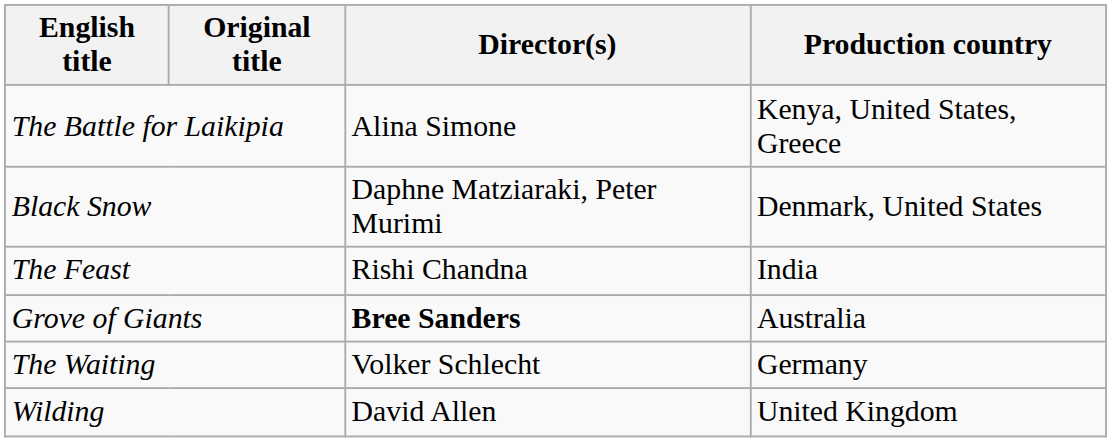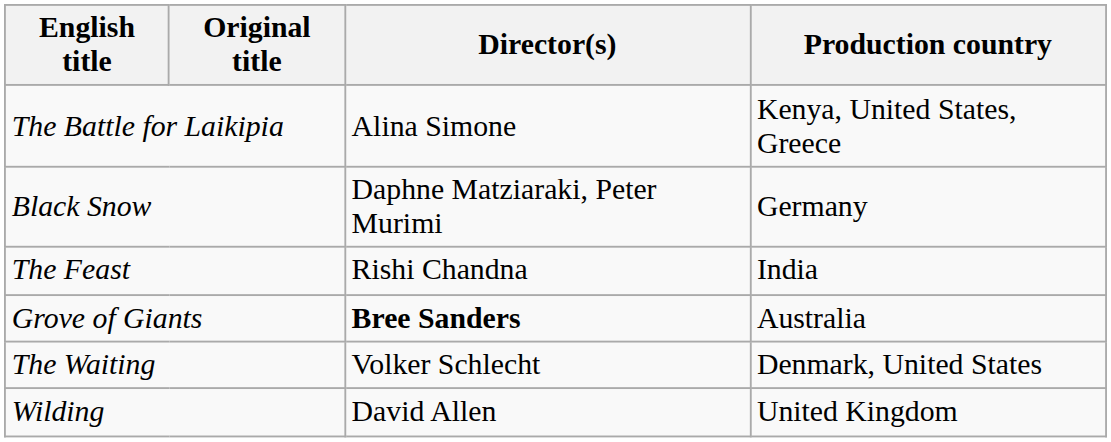(899, 206) Denmark, United States -> (812, 206) Germany
(812, 364) Germany -> (899, 364) Denmark, United States
